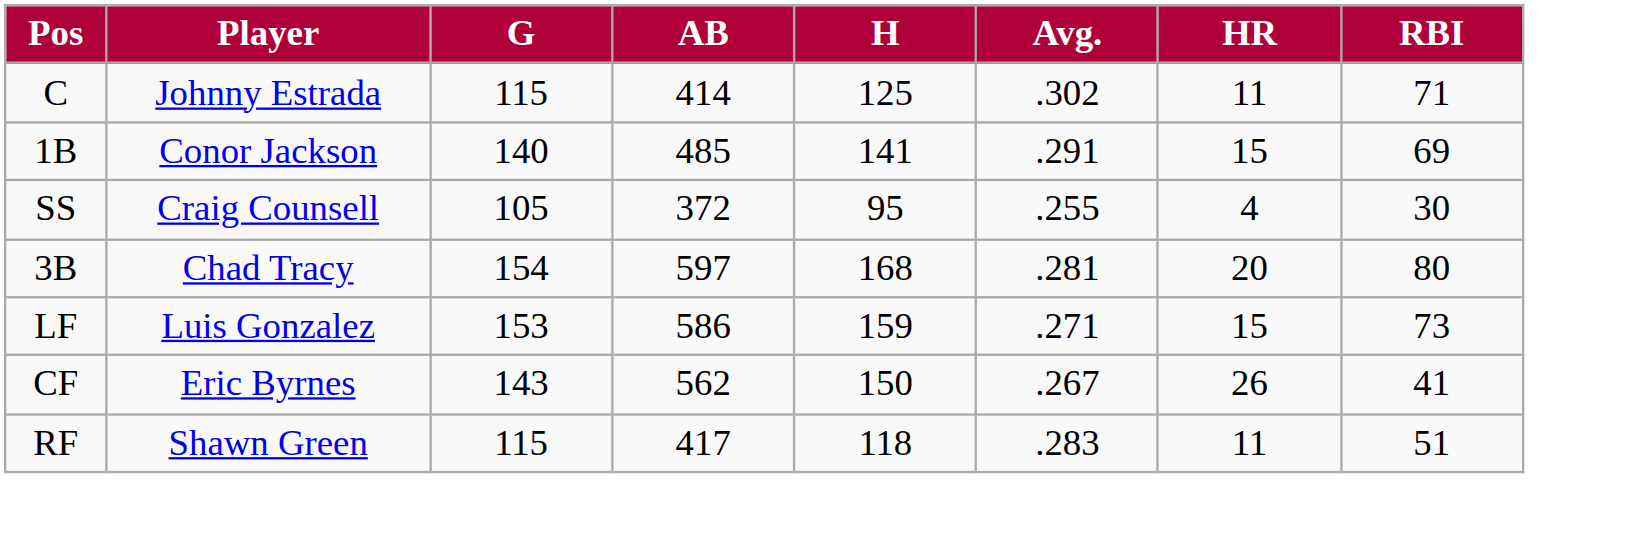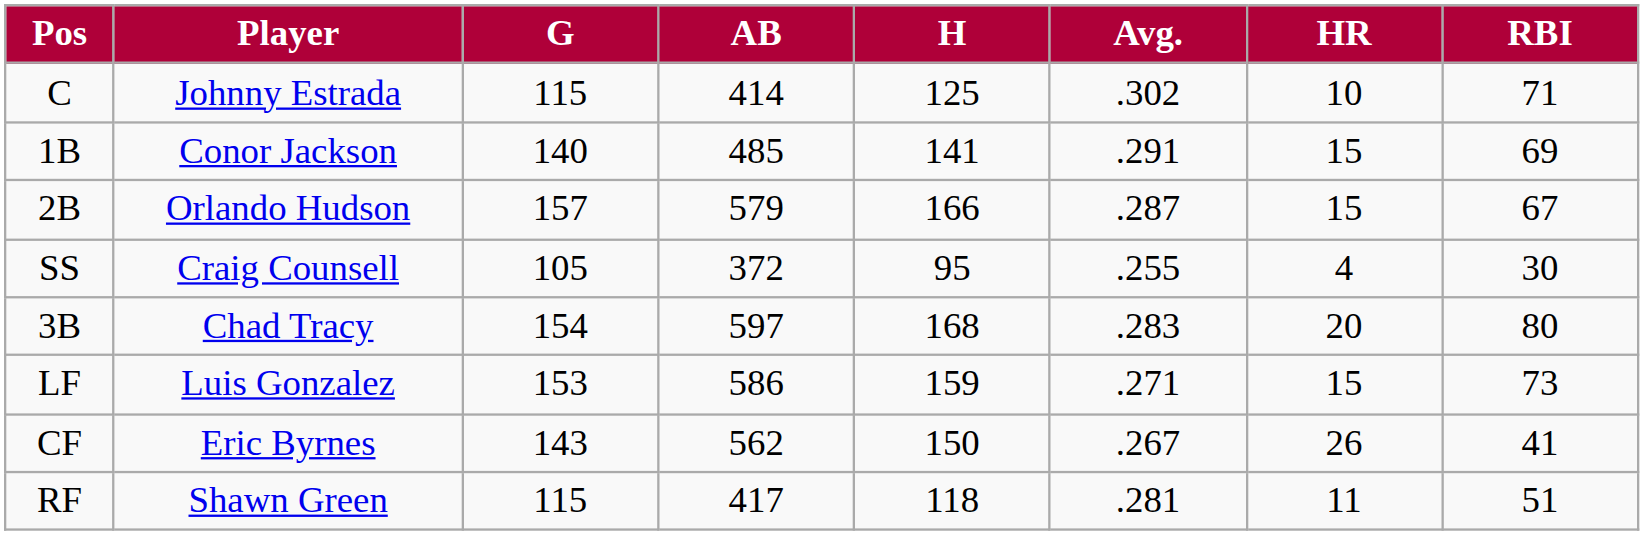(1249, 92) 11 -> (1344, 92) 10
+ row: (60, 208)
(1067, 267) .281 -> (1148, 325) .283
(1067, 442) .283 -> (1148, 500) .281
